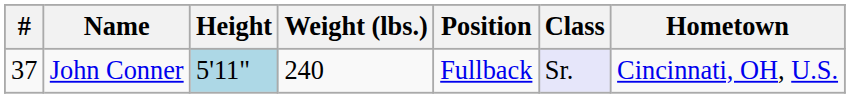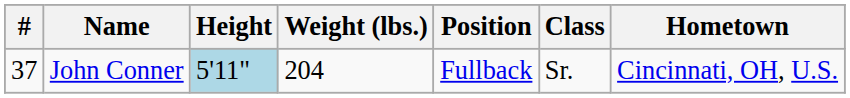(304, 70) 240 -> (304, 70) 204
(559, 70) lavender background -> (559, 70) no background
